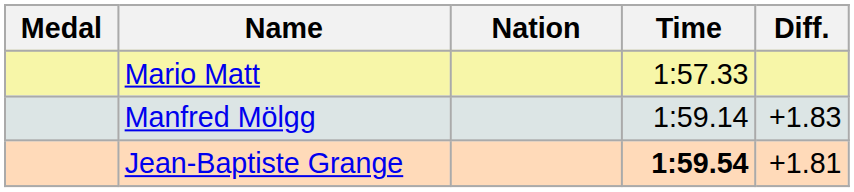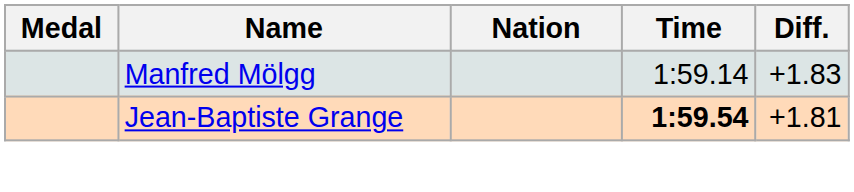- row: (192, 73)
